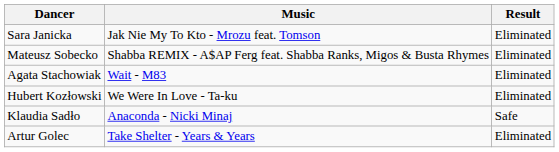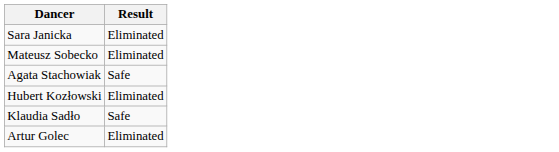- column: (298, 14)
(523, 75) Eliminated -> (119, 75) Safe
